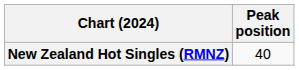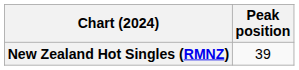(263, 53) 40 -> (263, 53) 39
